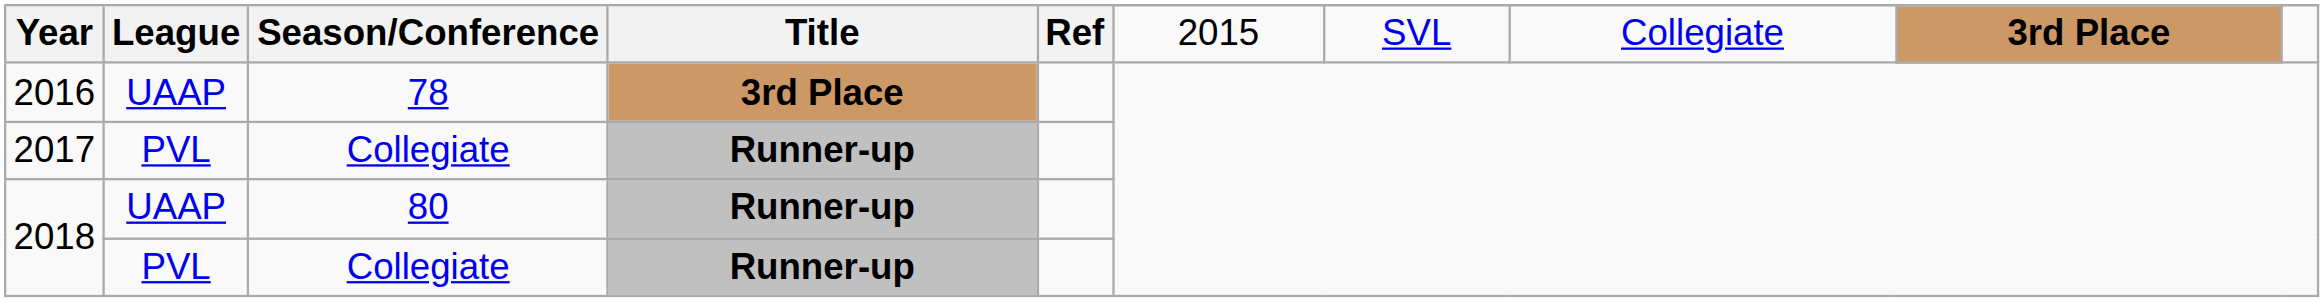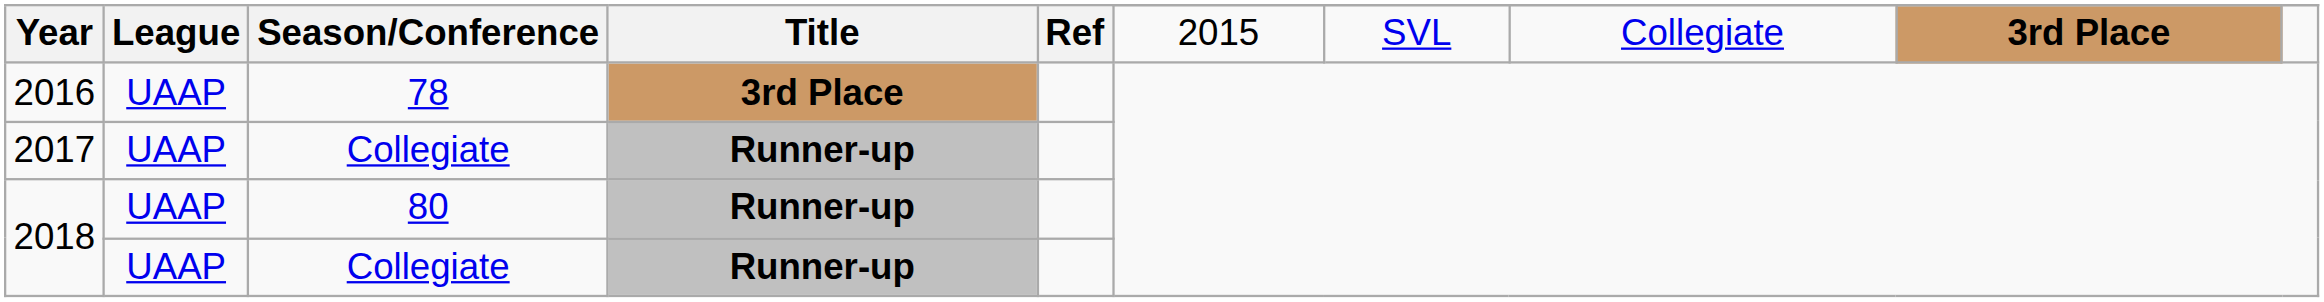(176, 149) PVL -> (176, 149) UAAP
(176, 265) PVL -> (176, 265) UAAP
